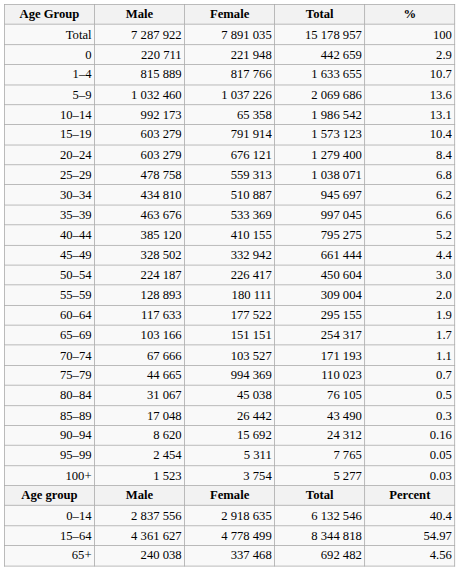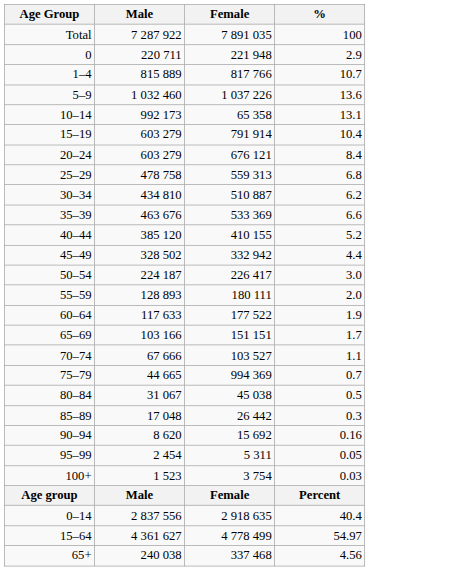- column: (320, 14)
